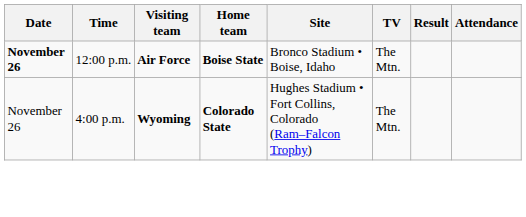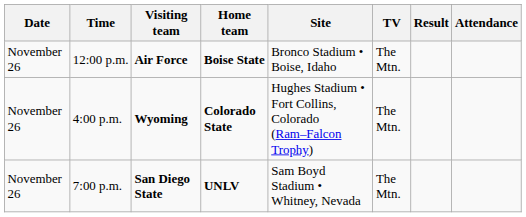(36, 59) bold -> (35, 59) normal
+ row: (97, 186)
